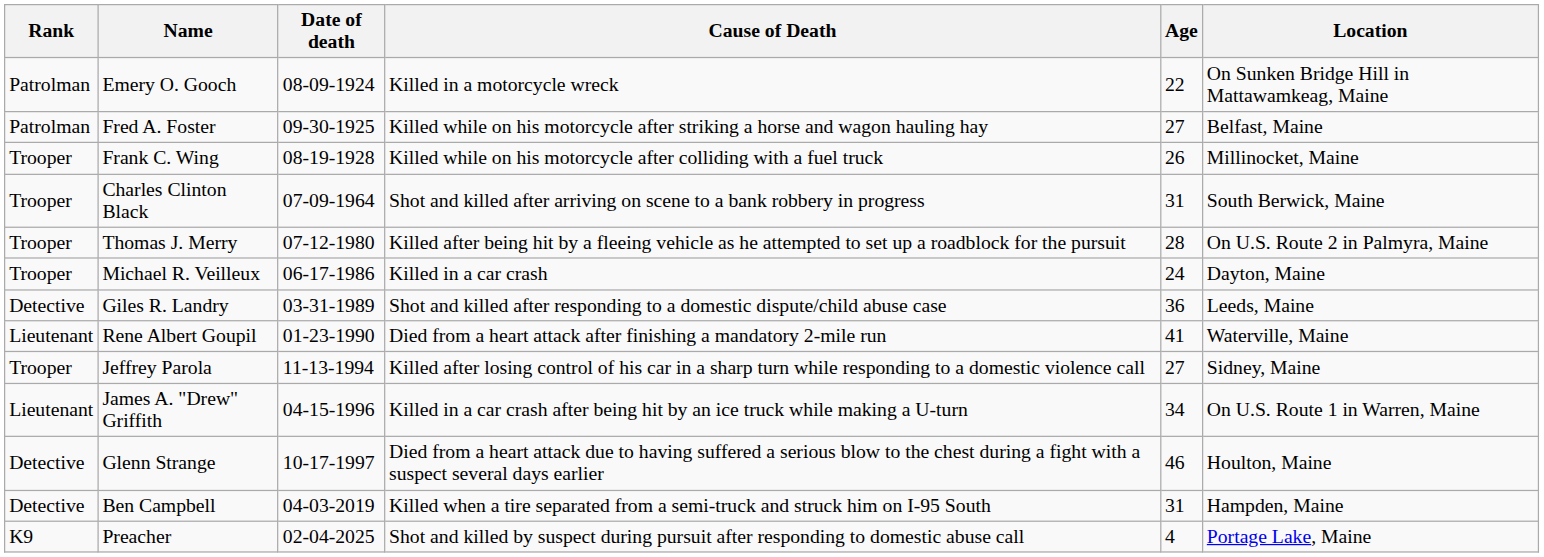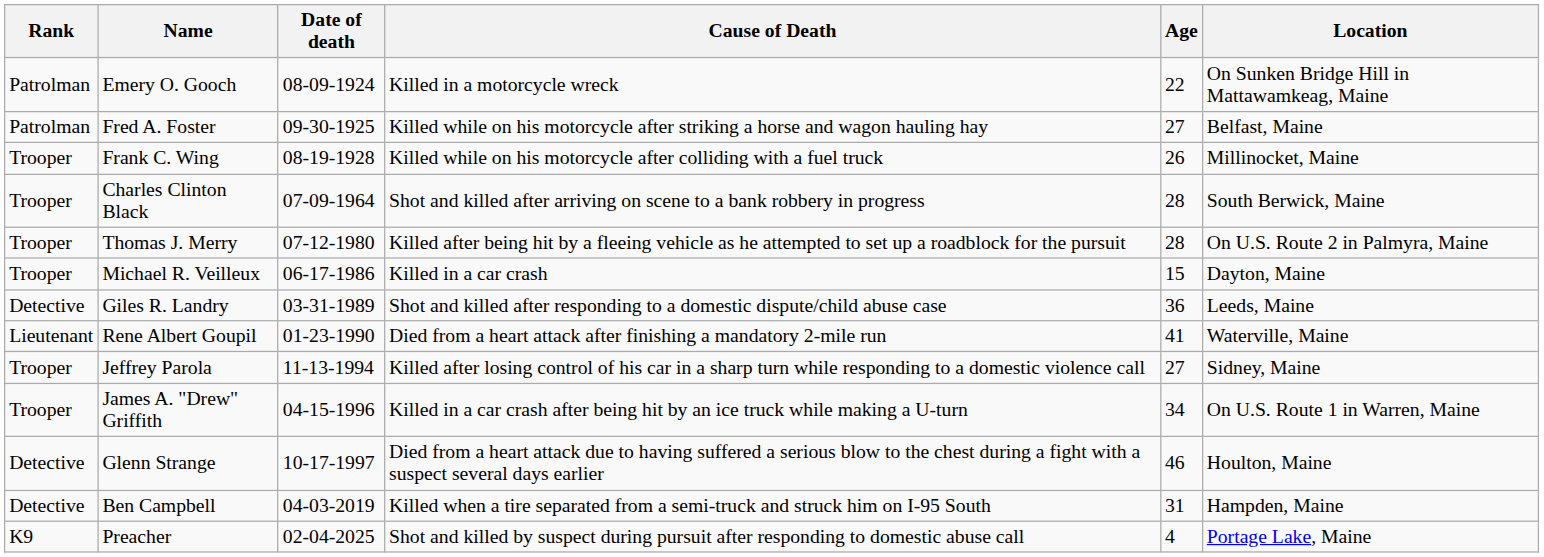(1175, 200) 31 -> (1175, 200) 28
(1175, 273) 24 -> (1175, 273) 15
(51, 409) Lieutenant -> (40, 409) Trooper
